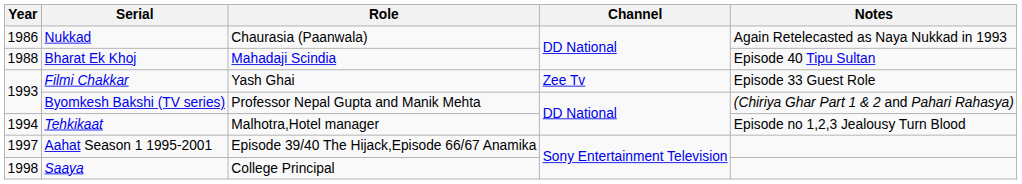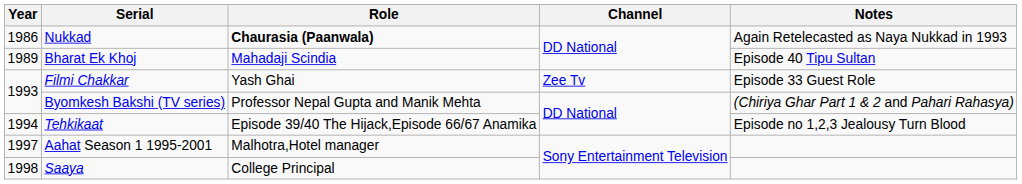(299, 37) normal -> (302, 37) bold
(23, 59) 1988 -> (23, 59) 1989
(305, 124) Malhotra,Hotel manager -> (384, 124) Episode 39/40 The Hijack,Episode 66/67 Anamika
(384, 146) Episode 39/40 The Hijack,Episode 66/67 Anamika -> (305, 146) Malhotra,Hotel manager
